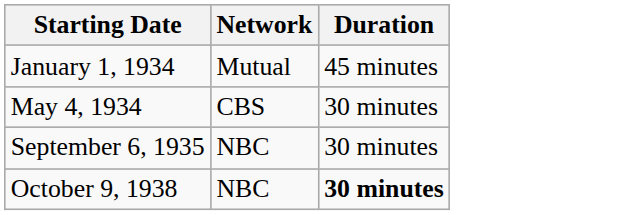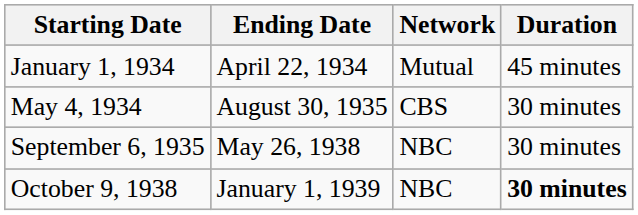+ column: (302, 24)
